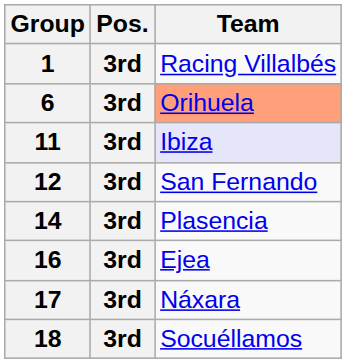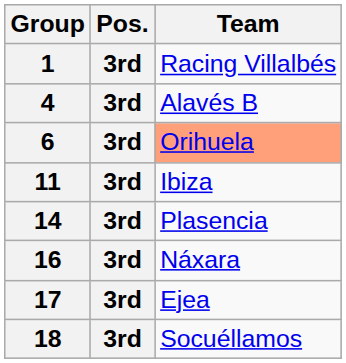+ row: (48, 102)
(186, 142) lavender background -> (186, 181) no background
- row: (48, 181)
(185, 260) Ejea -> (200, 260) Náxara
(200, 299) Náxara -> (185, 299) Ejea
